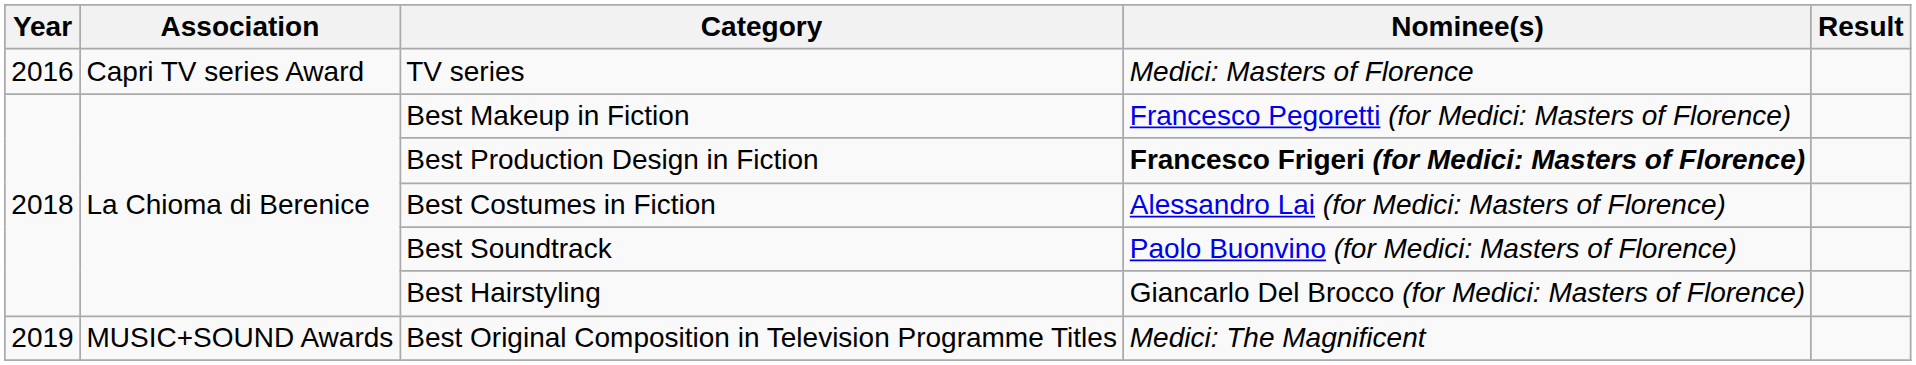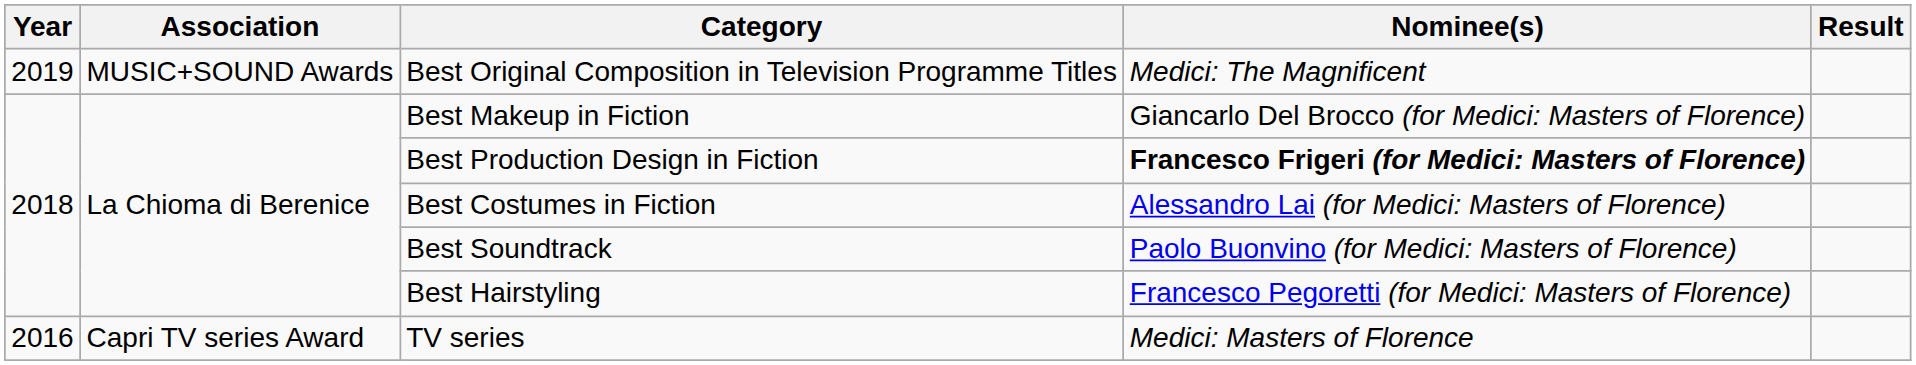rows swapped: (465, 71) <-> (762, 337)
(1460, 115) Francesco Pegoretti (for Medici: Masters of Florence) -> (1467, 115) Giancarlo Del Brocco (for Medici: Masters of Florence)
(1467, 293) Giancarlo Del Brocco (for Medici: Masters of Florence) -> (1460, 293) Francesco Pegoretti (for Medici: Masters of Florence)
